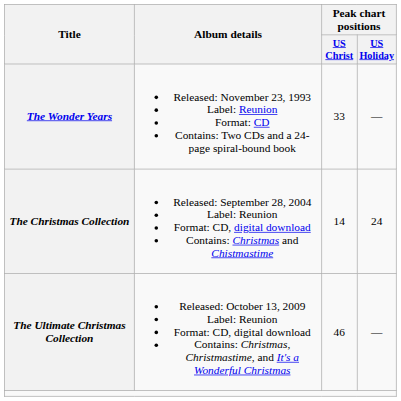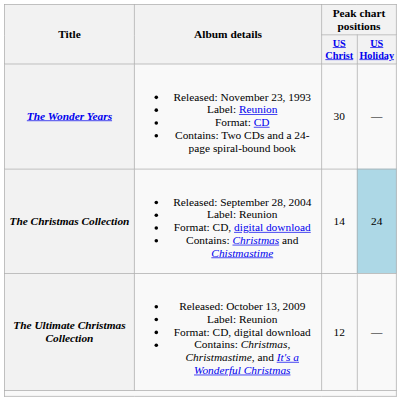(339, 116) 33 -> (339, 116) 30
(377, 221) no background -> (377, 221) lightblue background
(339, 332) 46 -> (339, 332) 12
